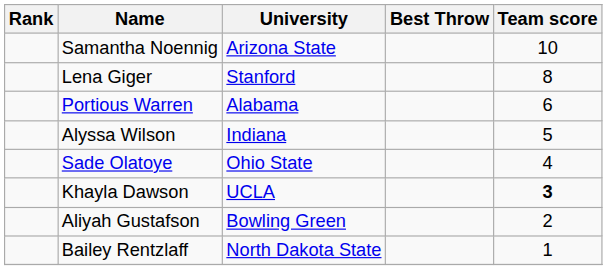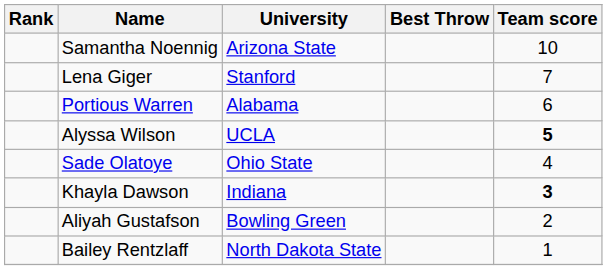(548, 76) 8 -> (548, 76) 7
(256, 134) Indiana -> (251, 134) UCLA
(548, 134) normal -> (548, 134) bold
(251, 192) UCLA -> (256, 192) Indiana
